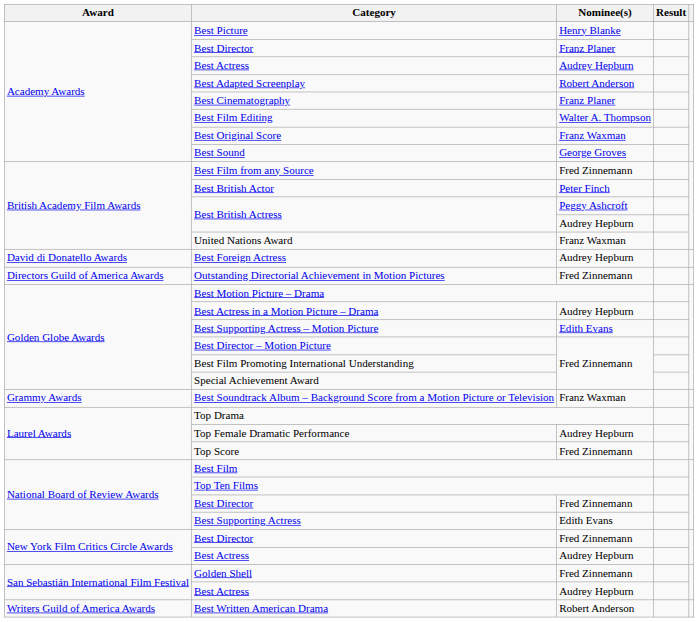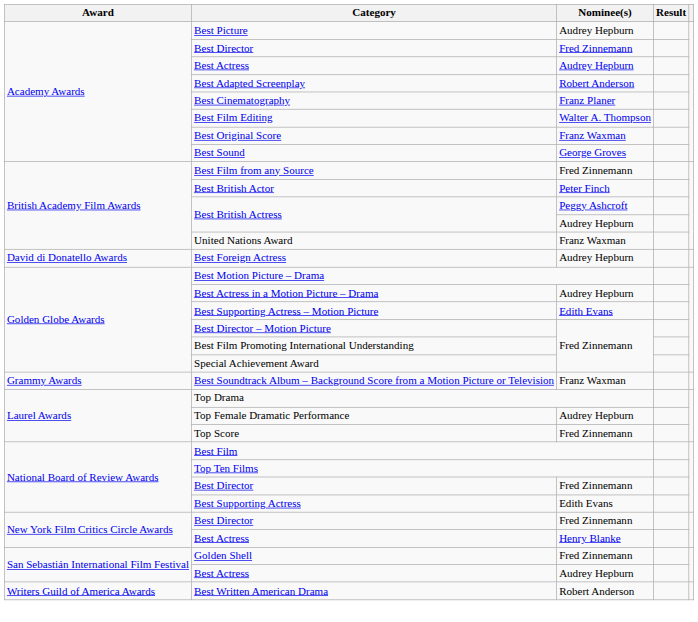(590, 30) Henry Blanke -> (596, 30) Audrey Hepburn
(587, 48) Franz Planer -> (596, 48) Fred Zinnemann
- row: (85, 275)
(596, 556) Audrey Hepburn -> (590, 538) Henry Blanke
